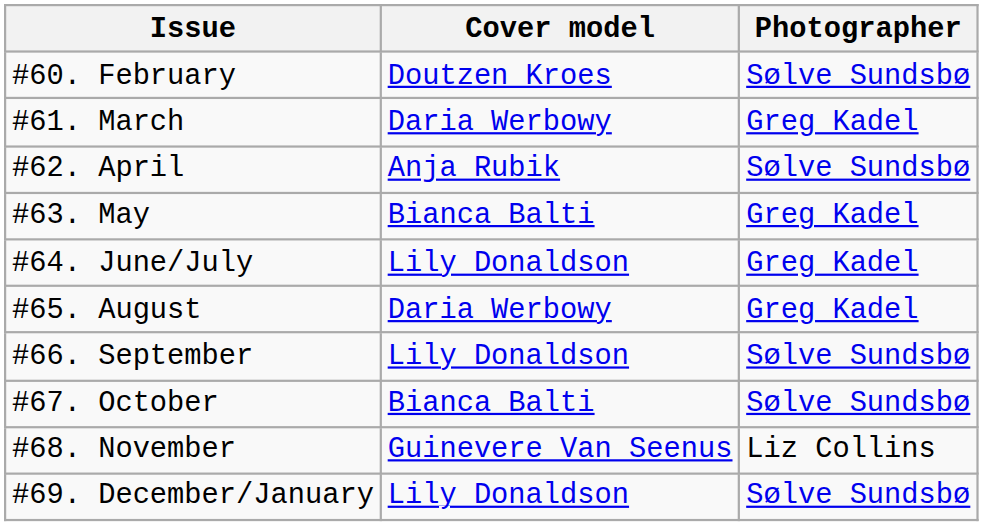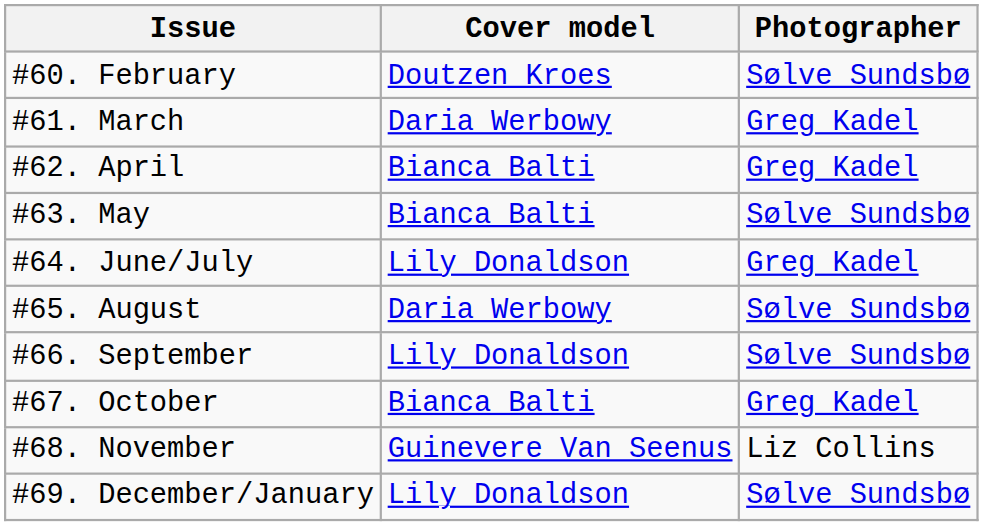(474, 169) Anja Rubik -> (491, 169) Bianca Balti
(858, 169) Sølve Sundsbø -> (832, 169) Greg Kadel
(832, 216) Greg Kadel -> (858, 216) Sølve Sundsbø
(832, 309) Greg Kadel -> (858, 309) Sølve Sundsbø
(858, 403) Sølve Sundsbø -> (832, 403) Greg Kadel
